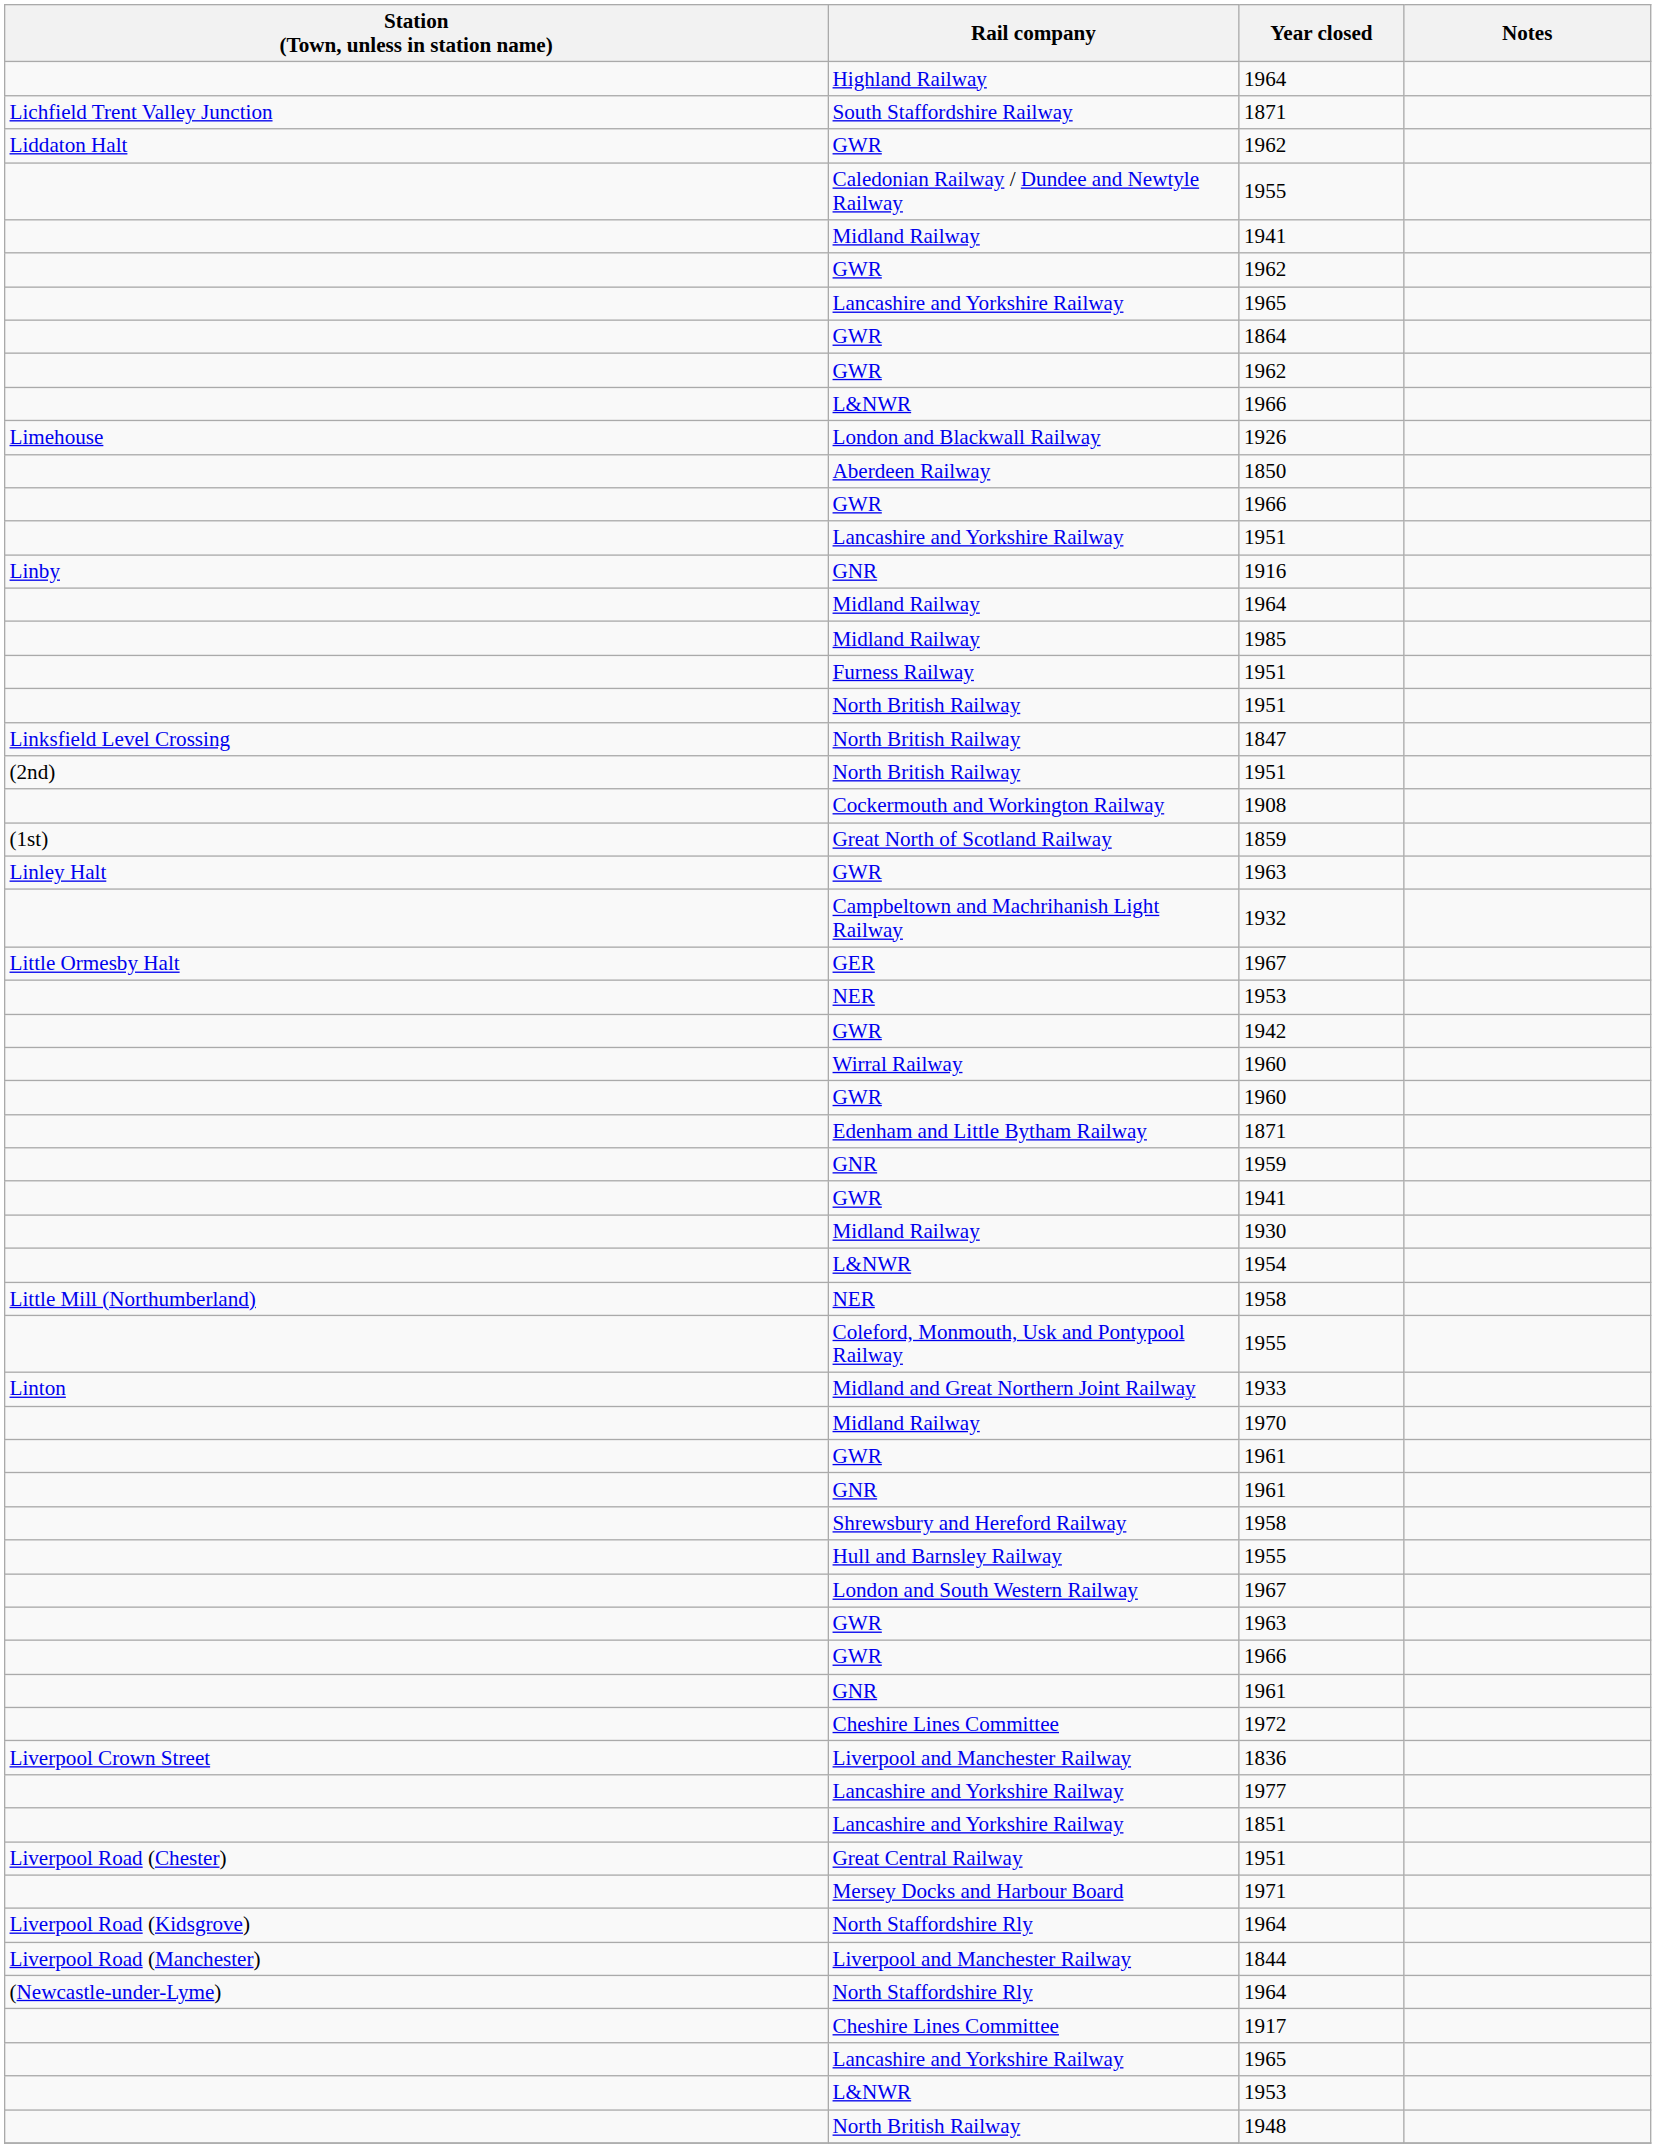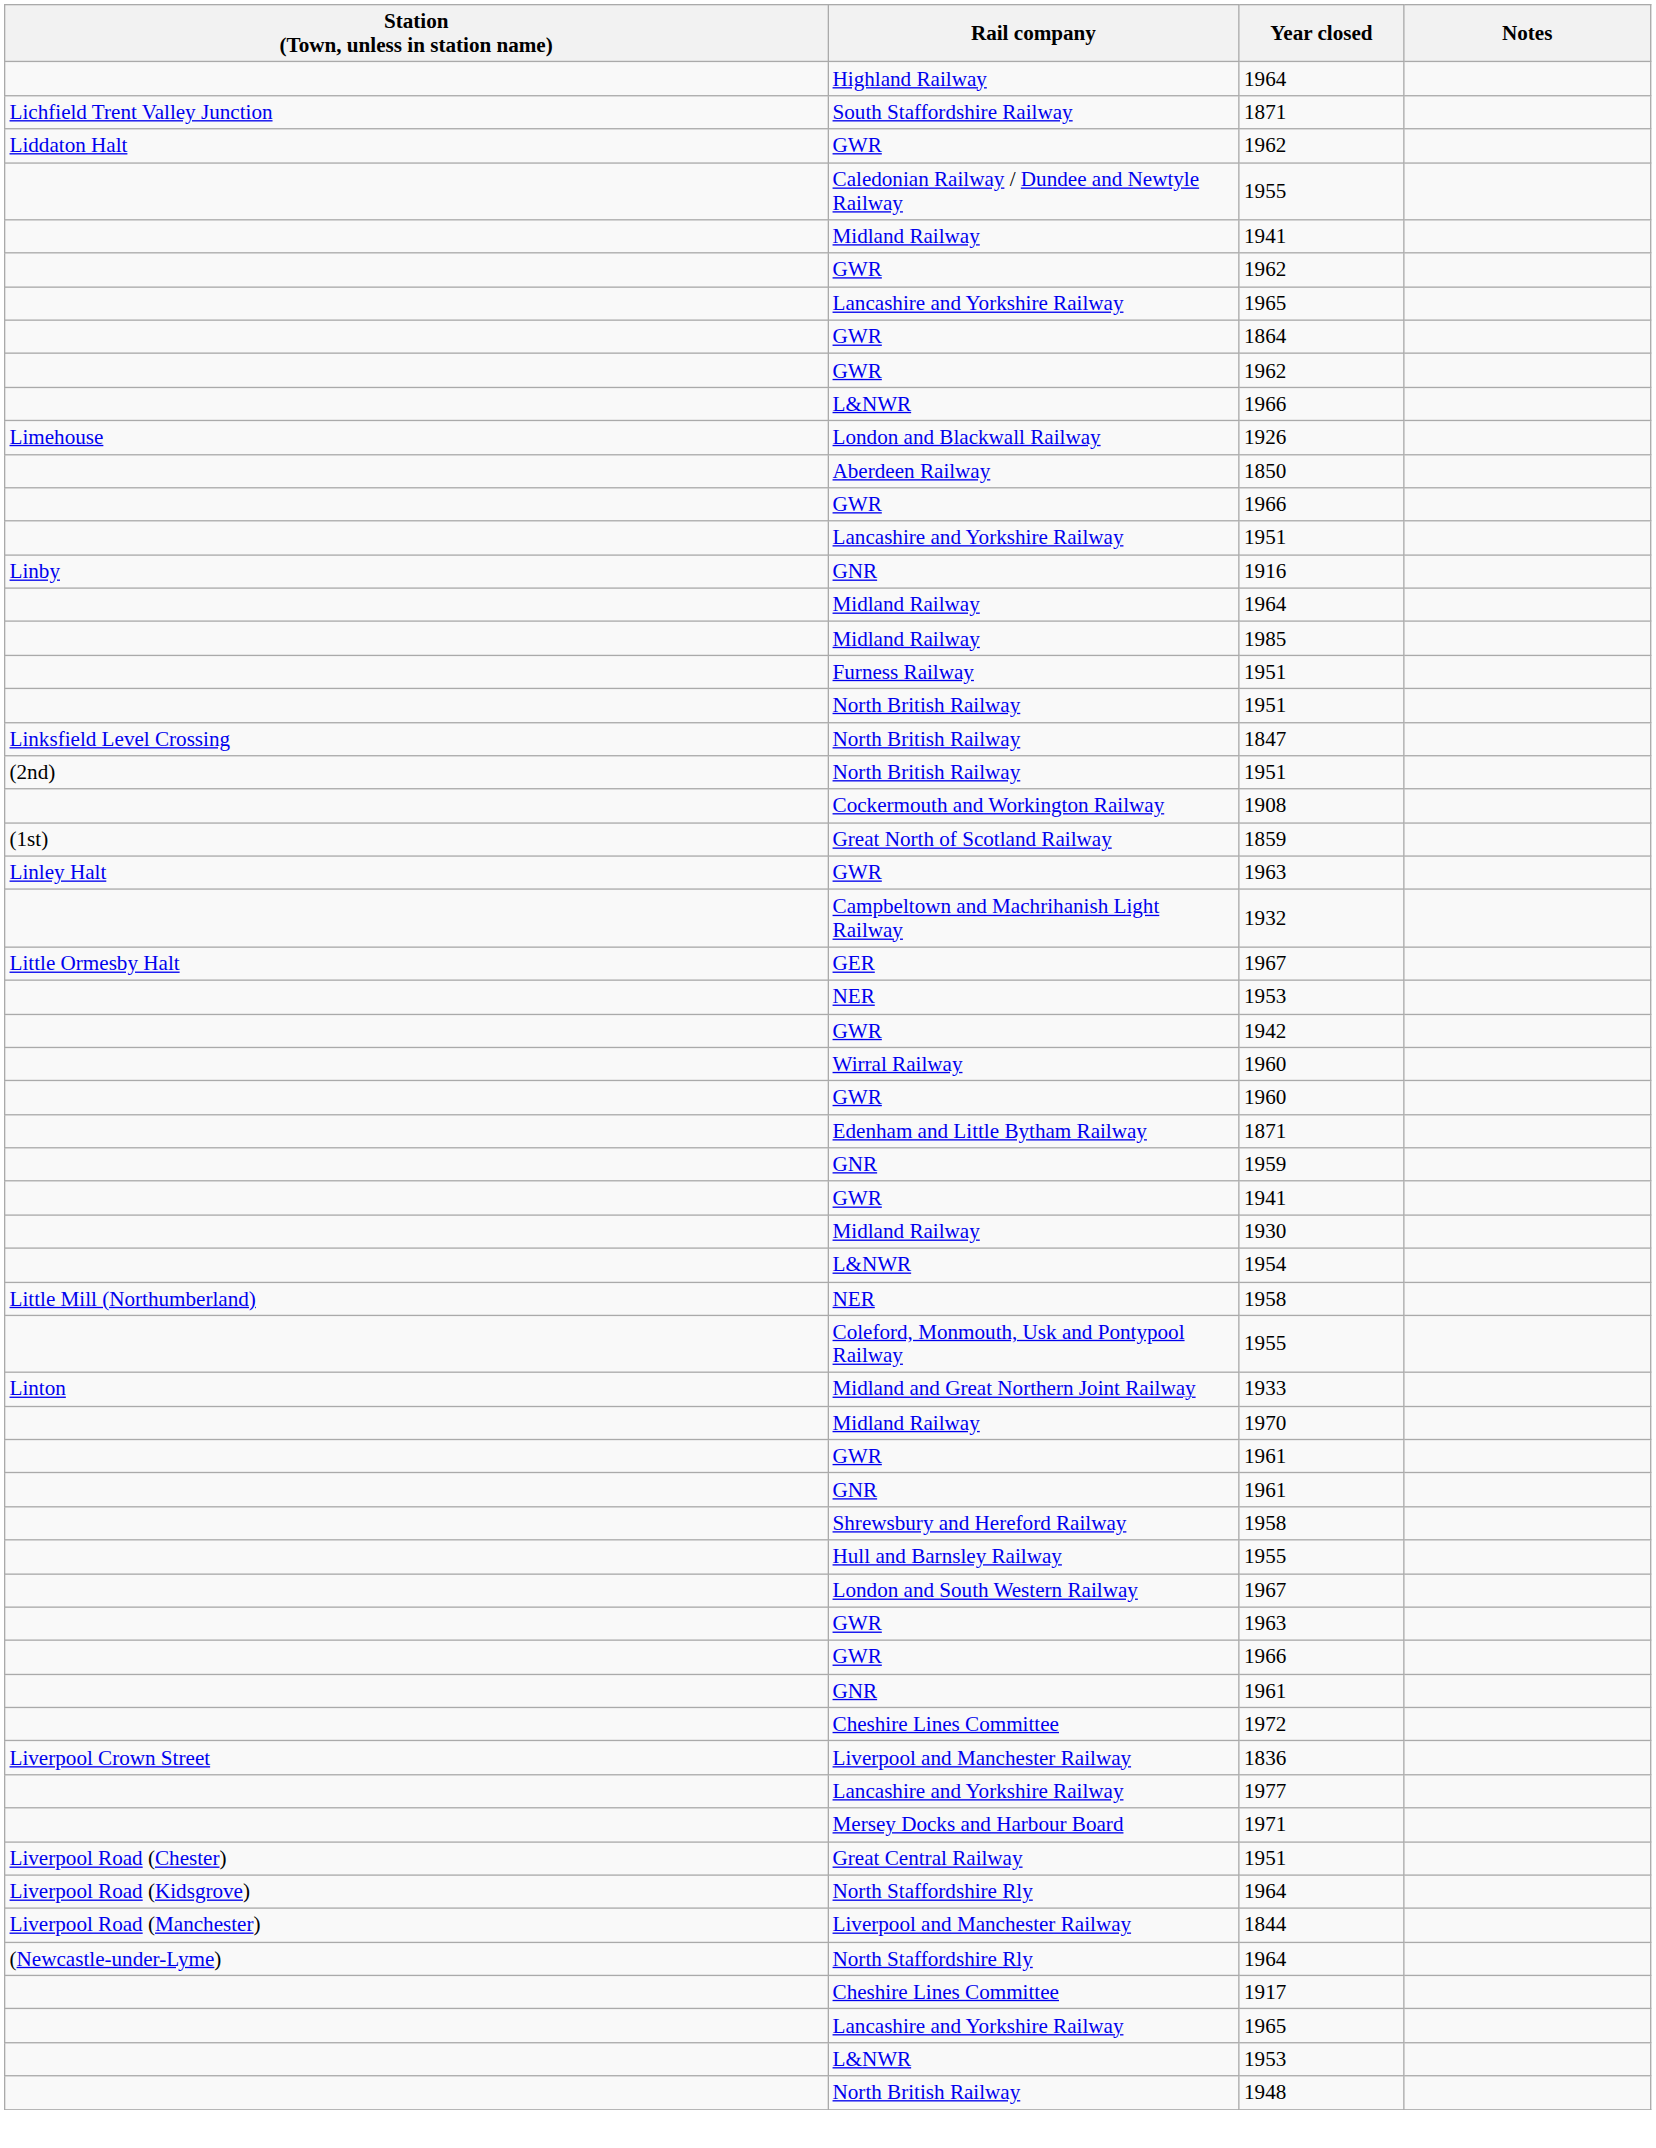- row: (978, 1824)
rows swapped: (978, 1891) <-> (928, 1858)
